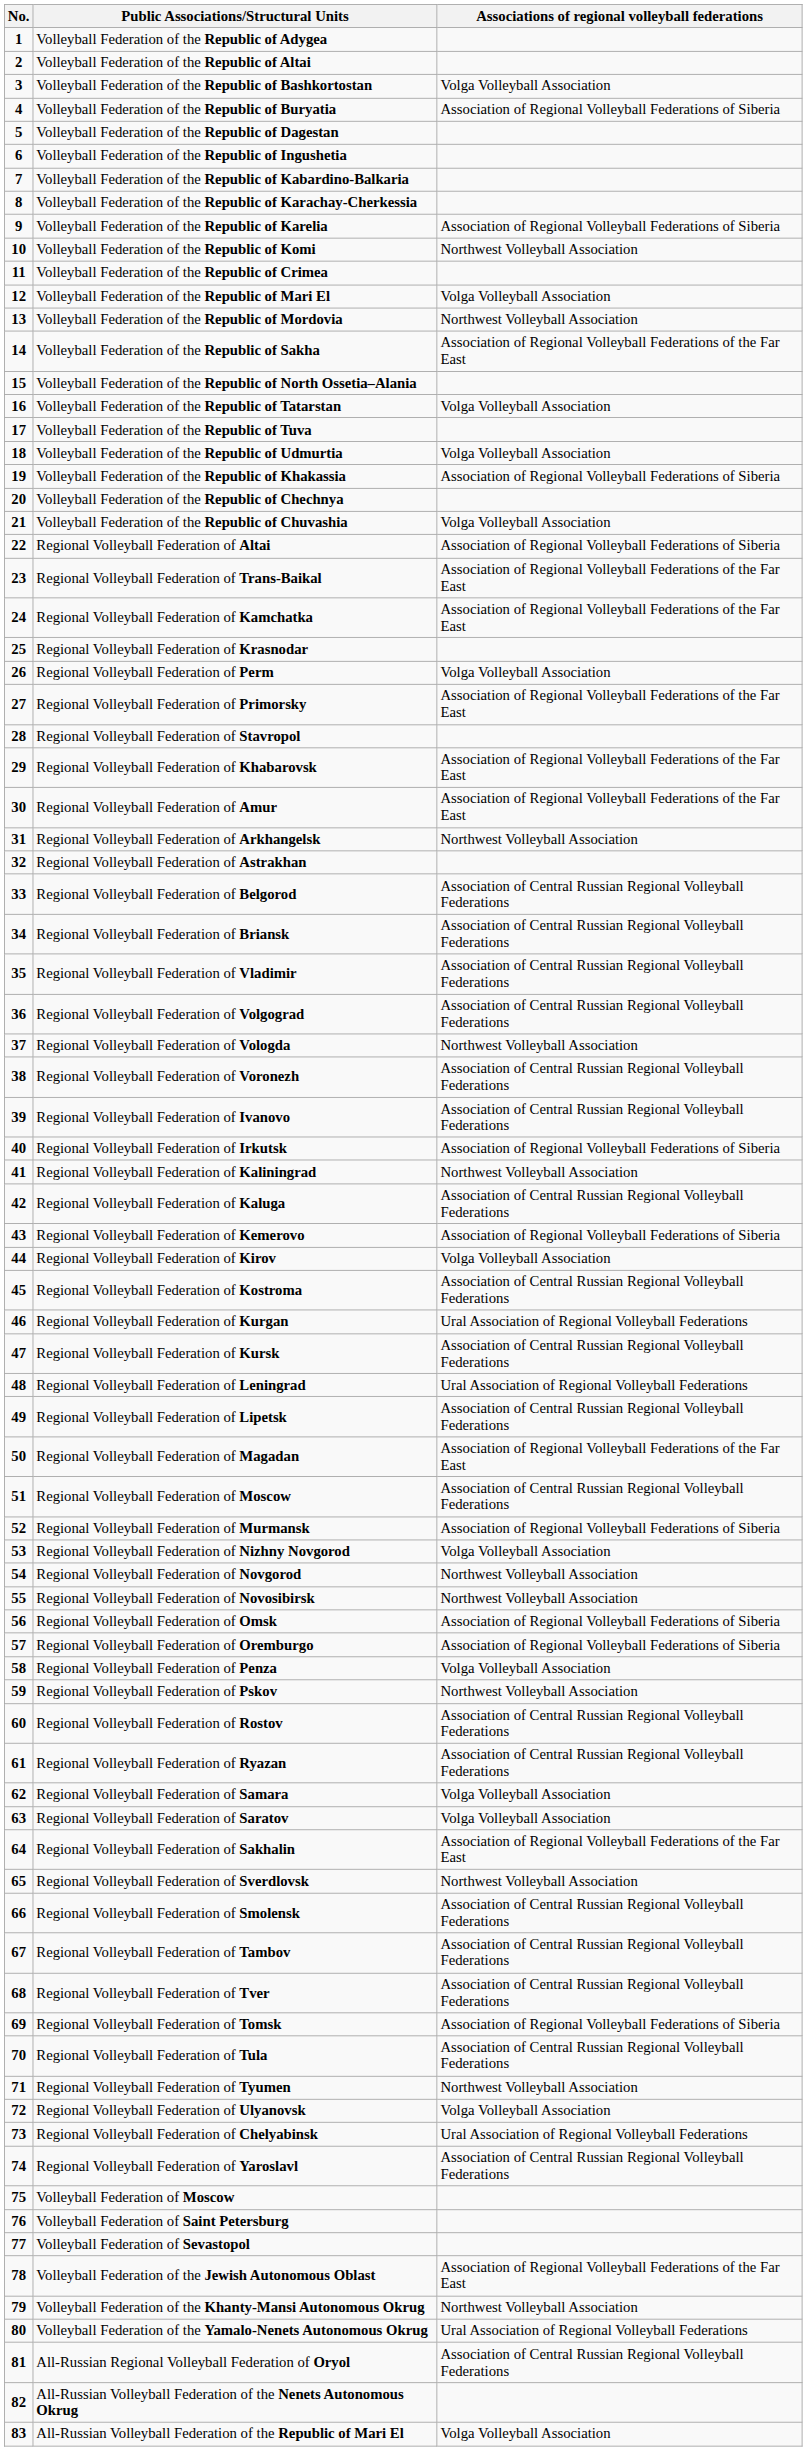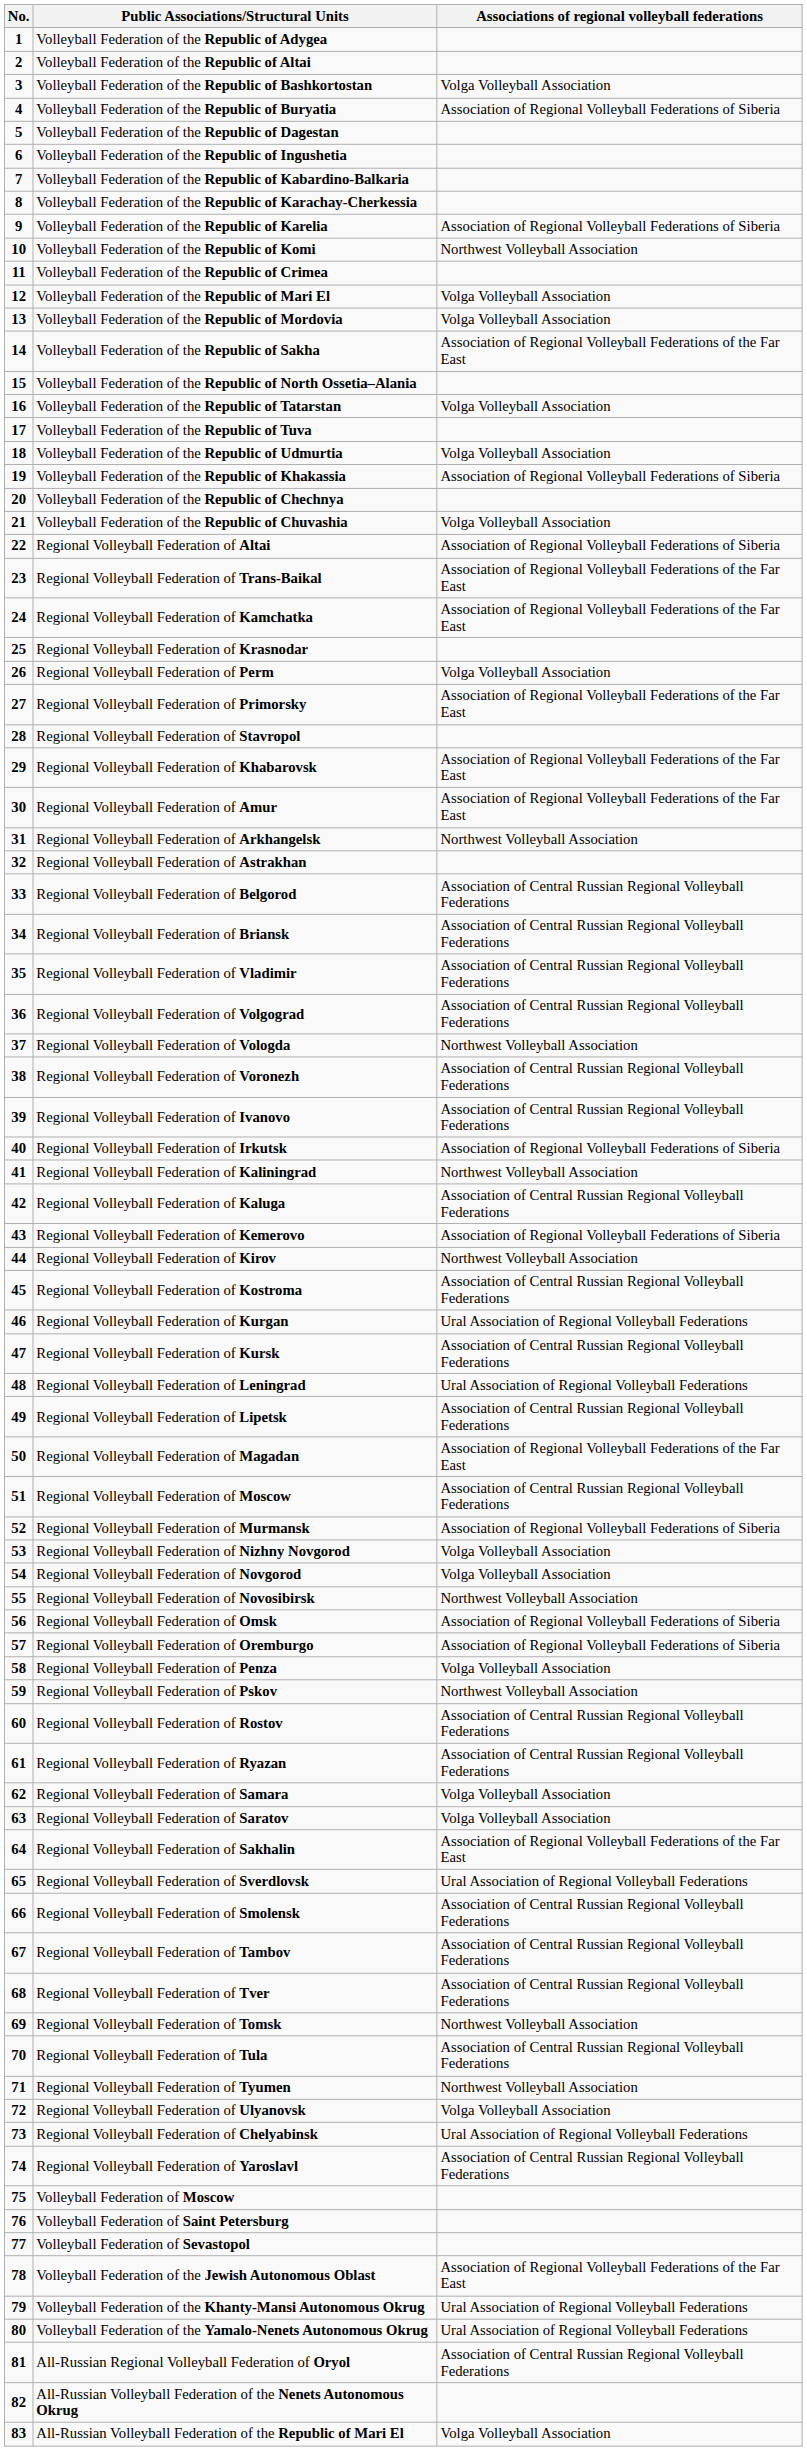(539, 319) Northwest Volleyball Association -> (526, 319) Volga Volleyball Association
(526, 1258) Volga Volleyball Association -> (539, 1258) Northwest Volleyball Association
(539, 1574) Northwest Volleyball Association -> (526, 1574) Volga Volleyball Association
(539, 1881) Northwest Volleyball Association -> (594, 1881) Ural Association of Regional Volleyball Federations
(610, 2024) Association of Regional Volleyball Federations of Siberia -> (539, 2024) Northwest Volleyball Association
(539, 2307) Northwest Volleyball Association -> (594, 2307) Ural Association of Regional Volleyball Federations
